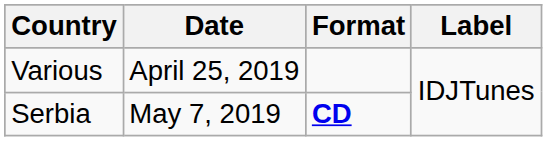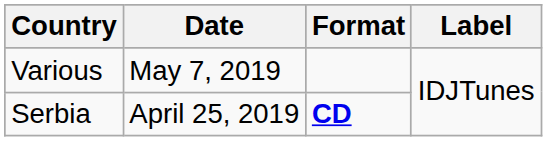(214, 69) April 25, 2019 -> (205, 69) May 7, 2019
(205, 113) May 7, 2019 -> (214, 113) April 25, 2019
